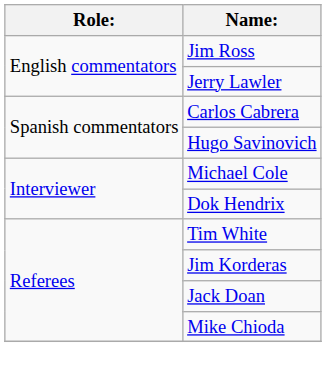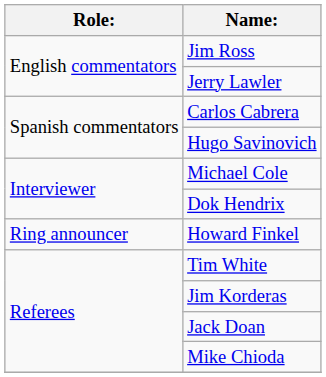+ row: (243, 234)
